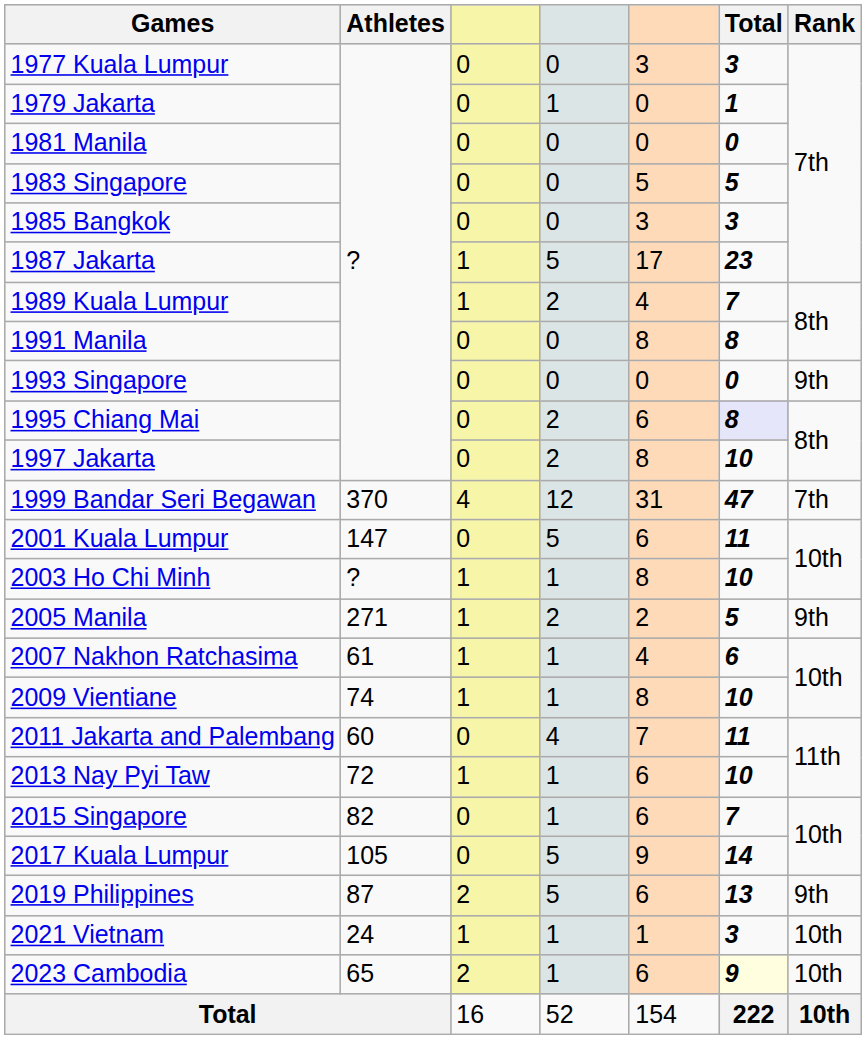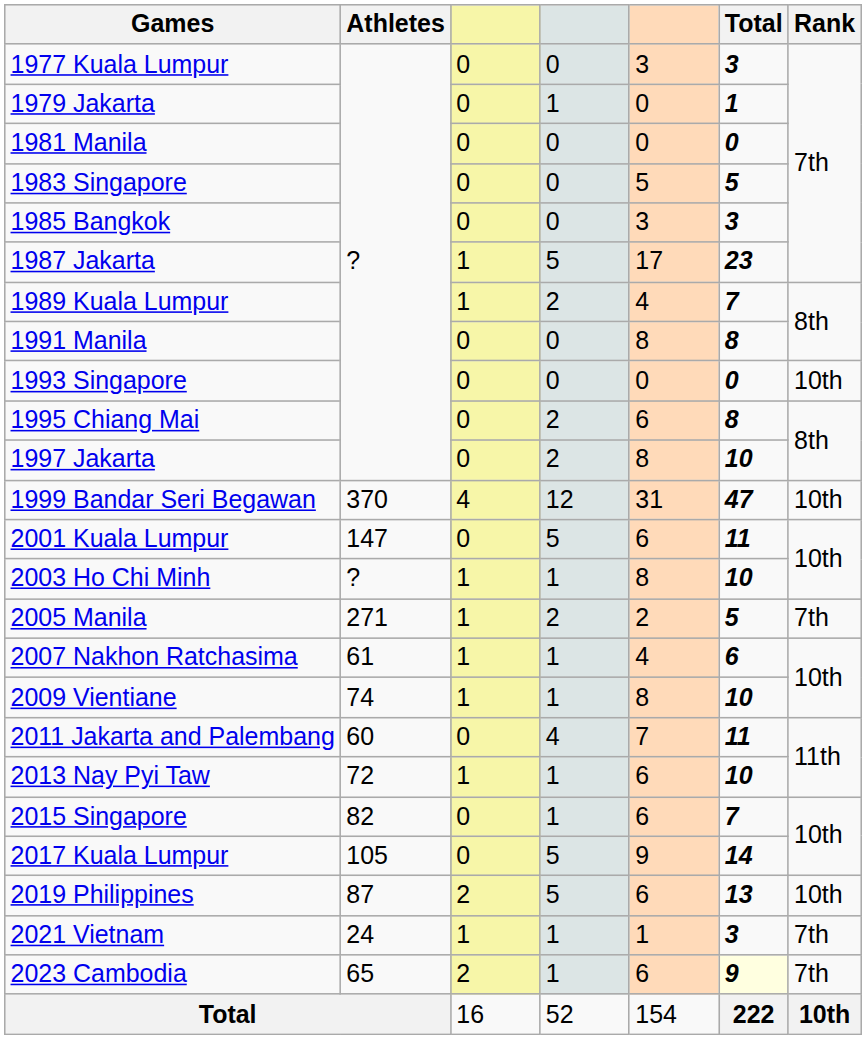(811, 380) 9th -> (818, 380) 10th
(732, 420) lavender background -> (732, 420) no background
(811, 499) 7th -> (818, 499) 10th
(811, 618) 9th -> (811, 618) 7th
(811, 895) 9th -> (818, 895) 10th
(818, 934) 10th -> (811, 934) 7th
(818, 974) 10th -> (811, 974) 7th
